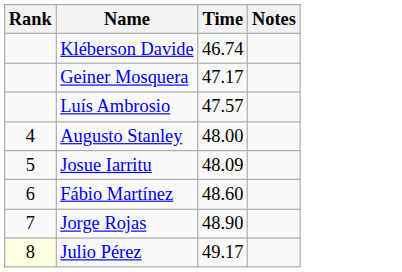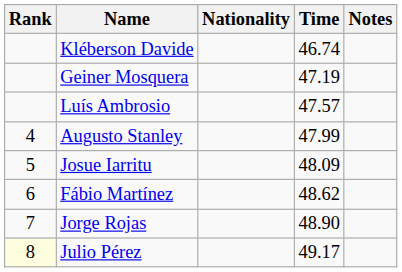+ column: (246, 19)
(223, 77) 47.17 -> (319, 77) 47.19
(223, 135) 48.00 -> (319, 135) 47.99
(223, 194) 48.60 -> (319, 194) 48.62
